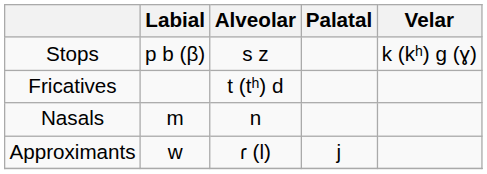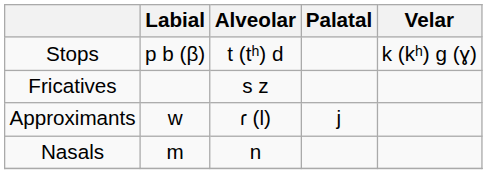(255, 53) s z -> (255, 53) t (tʰ) d
(255, 86) t (tʰ) d -> (255, 86) s z
rows swapped: (72, 119) <-> (73, 151)
